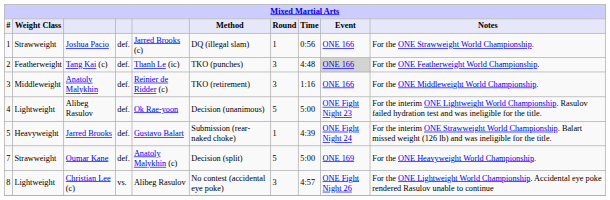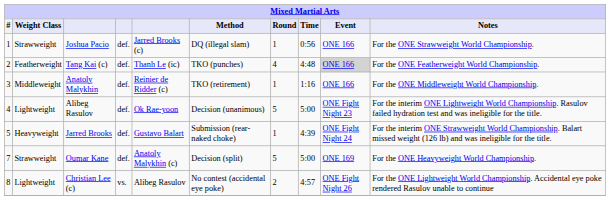(275, 65) 3 -> (275, 65) 4
(275, 84) 3 -> (275, 84) 1
(275, 183) 3 -> (275, 183) 2
